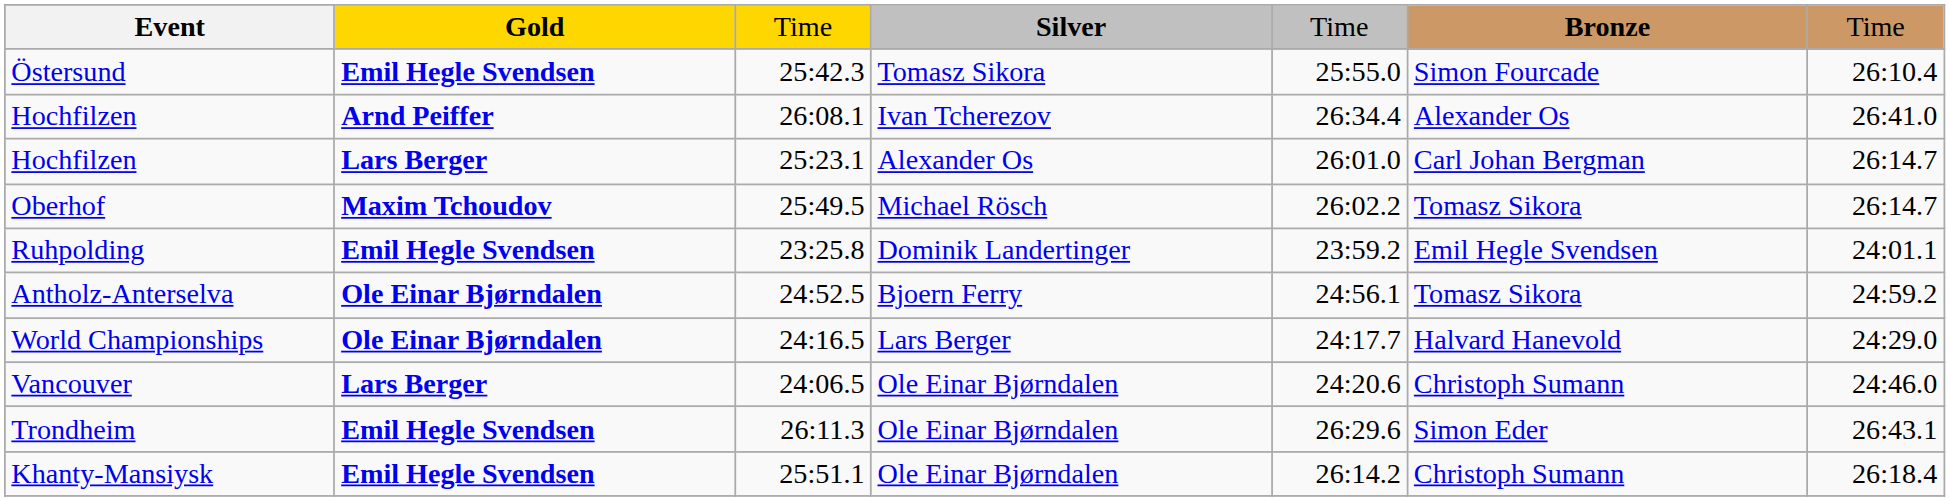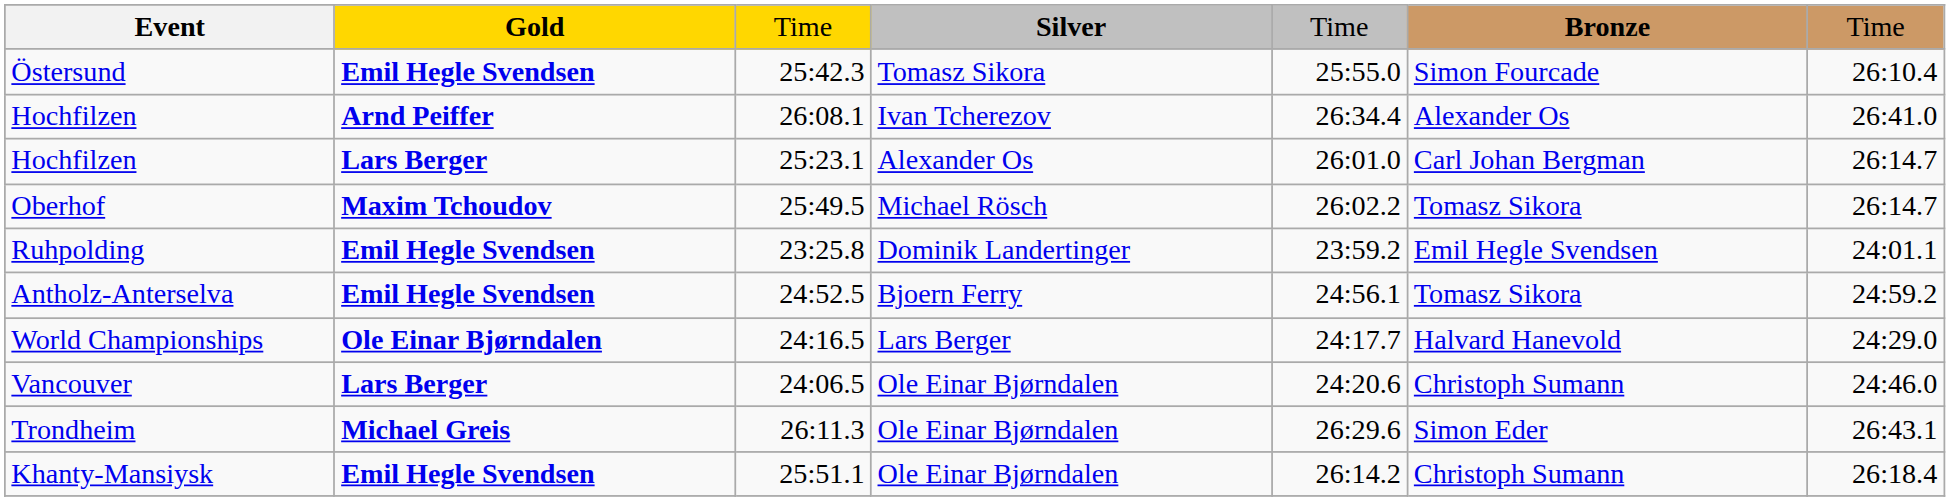(472, 294) Ole Einar Bjørndalen -> (468, 294) Emil Hegle Svendsen
(468, 428) Emil Hegle Svendsen -> (426, 428) Michael Greis
